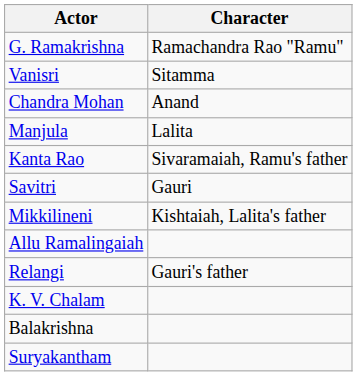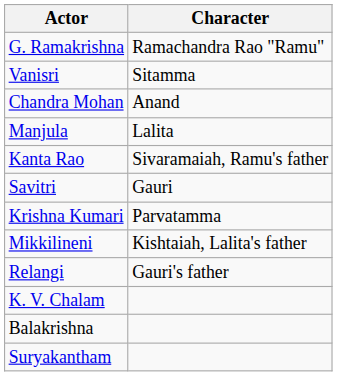+ row: (66, 215)
- row: (76, 243)
